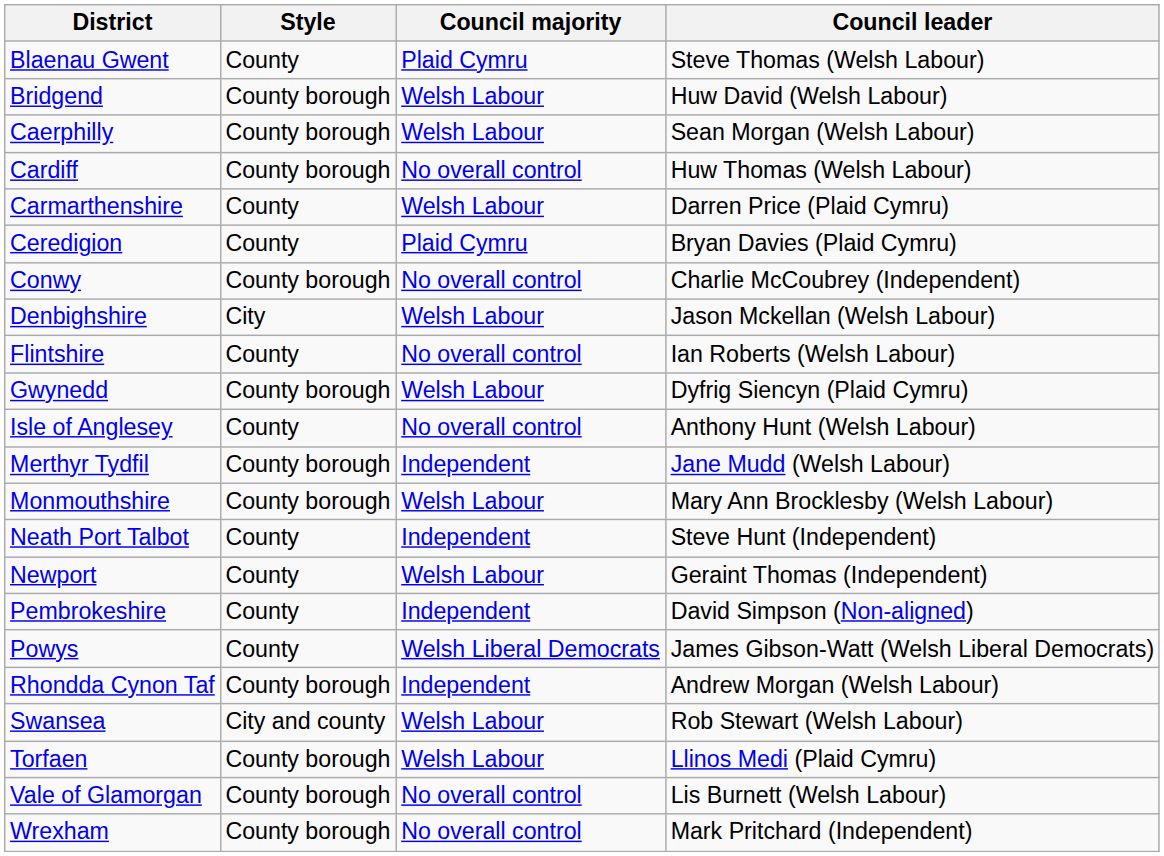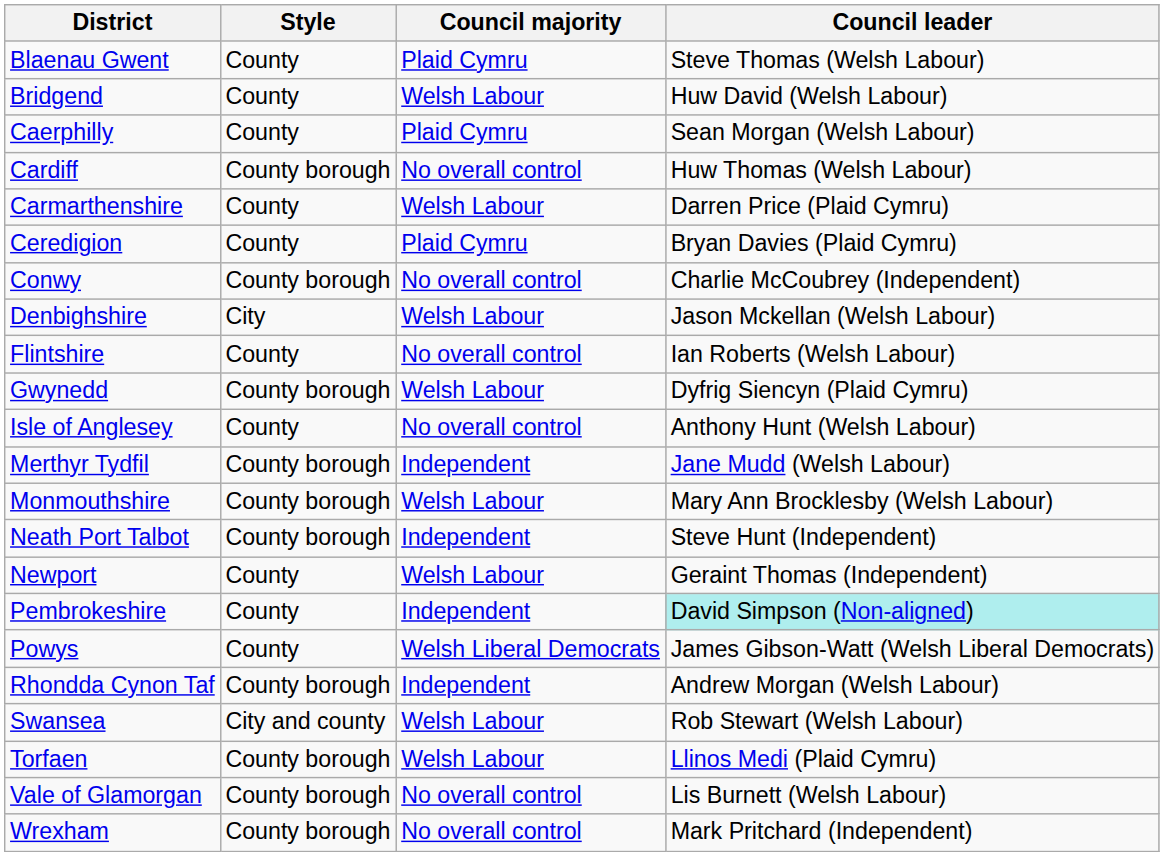(308, 96) County borough -> (262, 96) County
(308, 133) County borough -> (262, 133) County
(473, 133) Welsh Labour -> (464, 133) Plaid Cymru
(262, 538) County -> (308, 538) County borough
(822, 611) no background -> (822, 611) paleturquoise background
